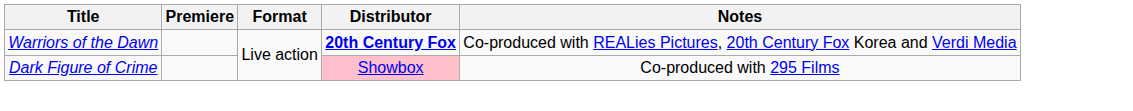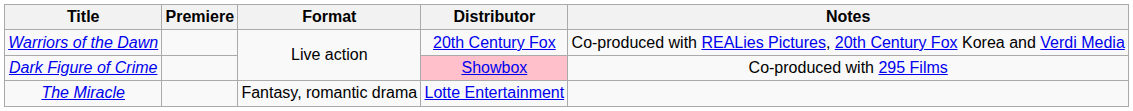(391, 42) bold -> (494, 42) normal
+ row: (83, 93)
